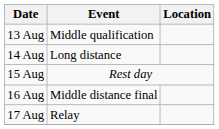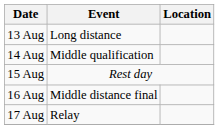(102, 34) Middle qualification -> (86, 34) Long distance
(86, 54) Long distance -> (102, 54) Middle qualification
